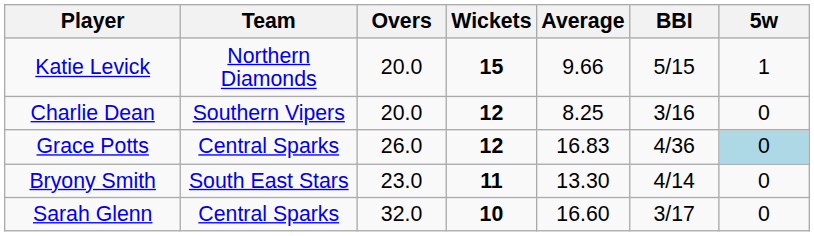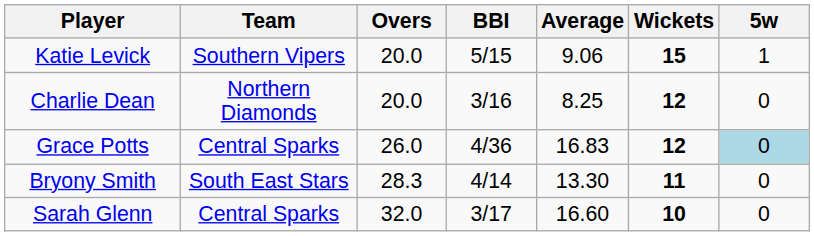columns swapped: (491, 21) <-> (674, 21)
(269, 67) Northern Diamonds -> (269, 55) Southern Vipers
(583, 67) 9.66 -> (582, 55) 9.06
(269, 112) Southern Vipers -> (269, 100) Northern Diamonds
(402, 180) 23.0 -> (402, 180) 28.3
